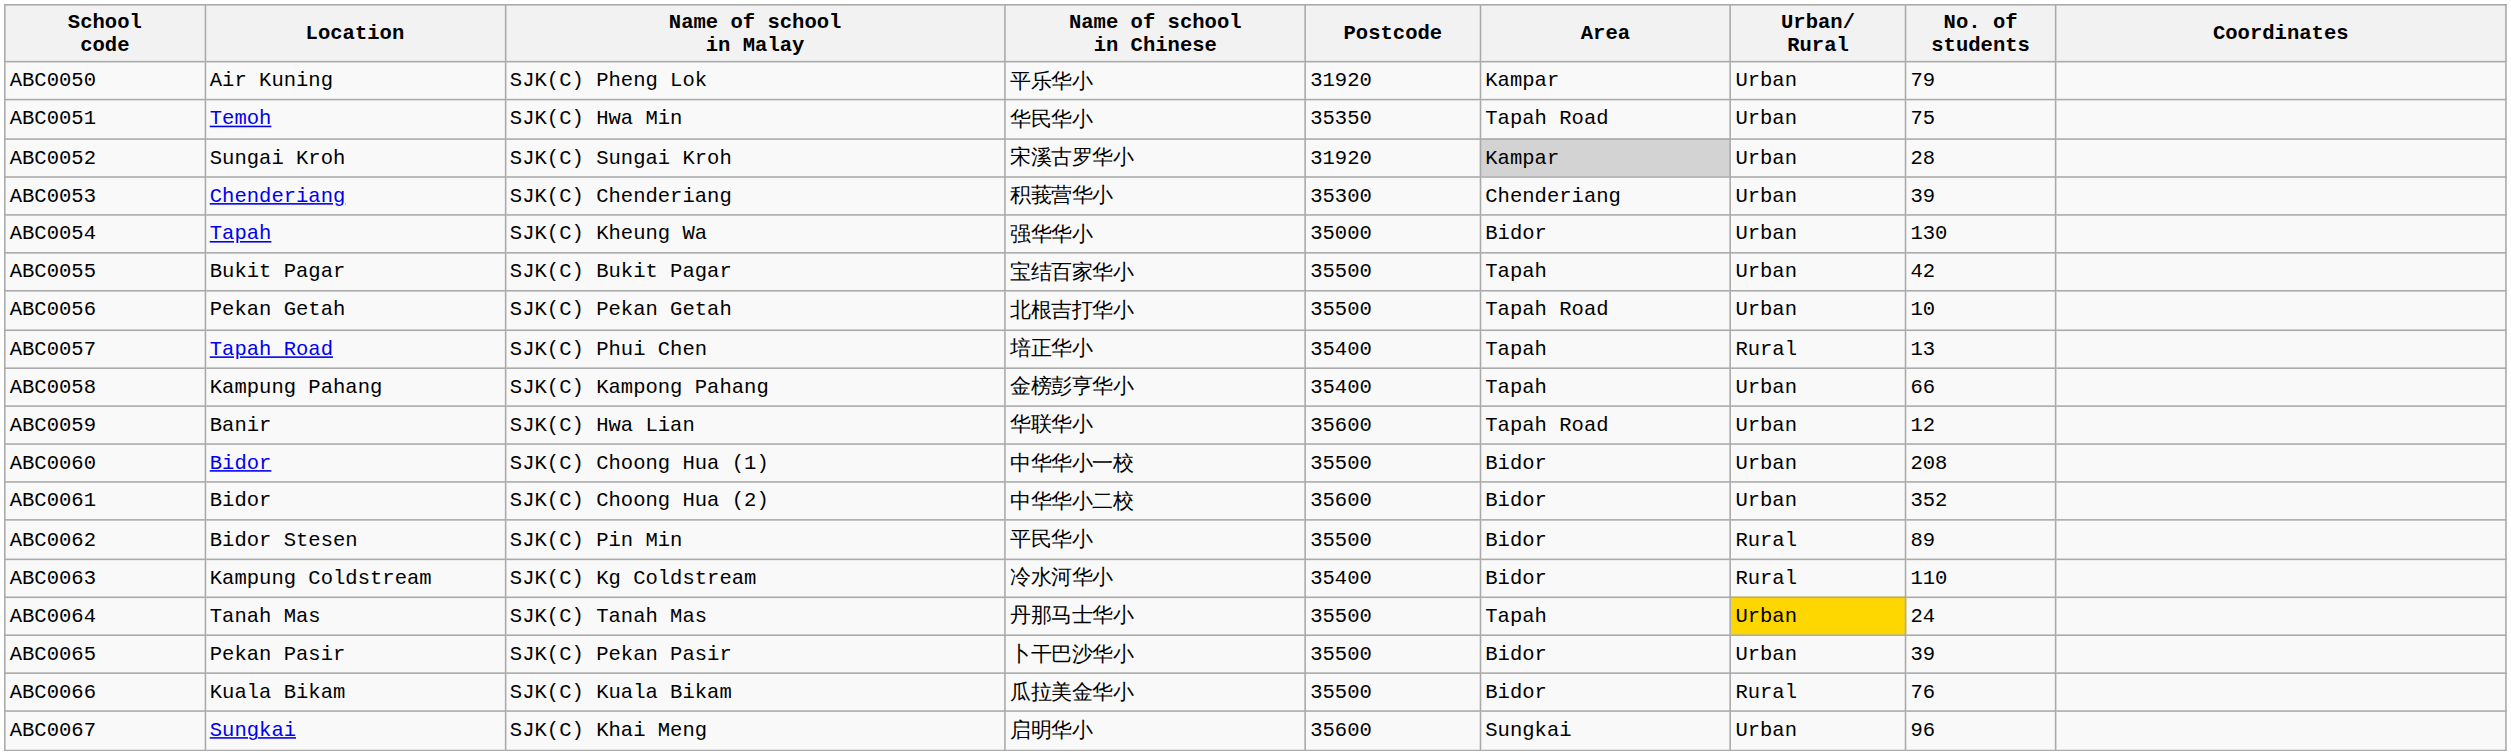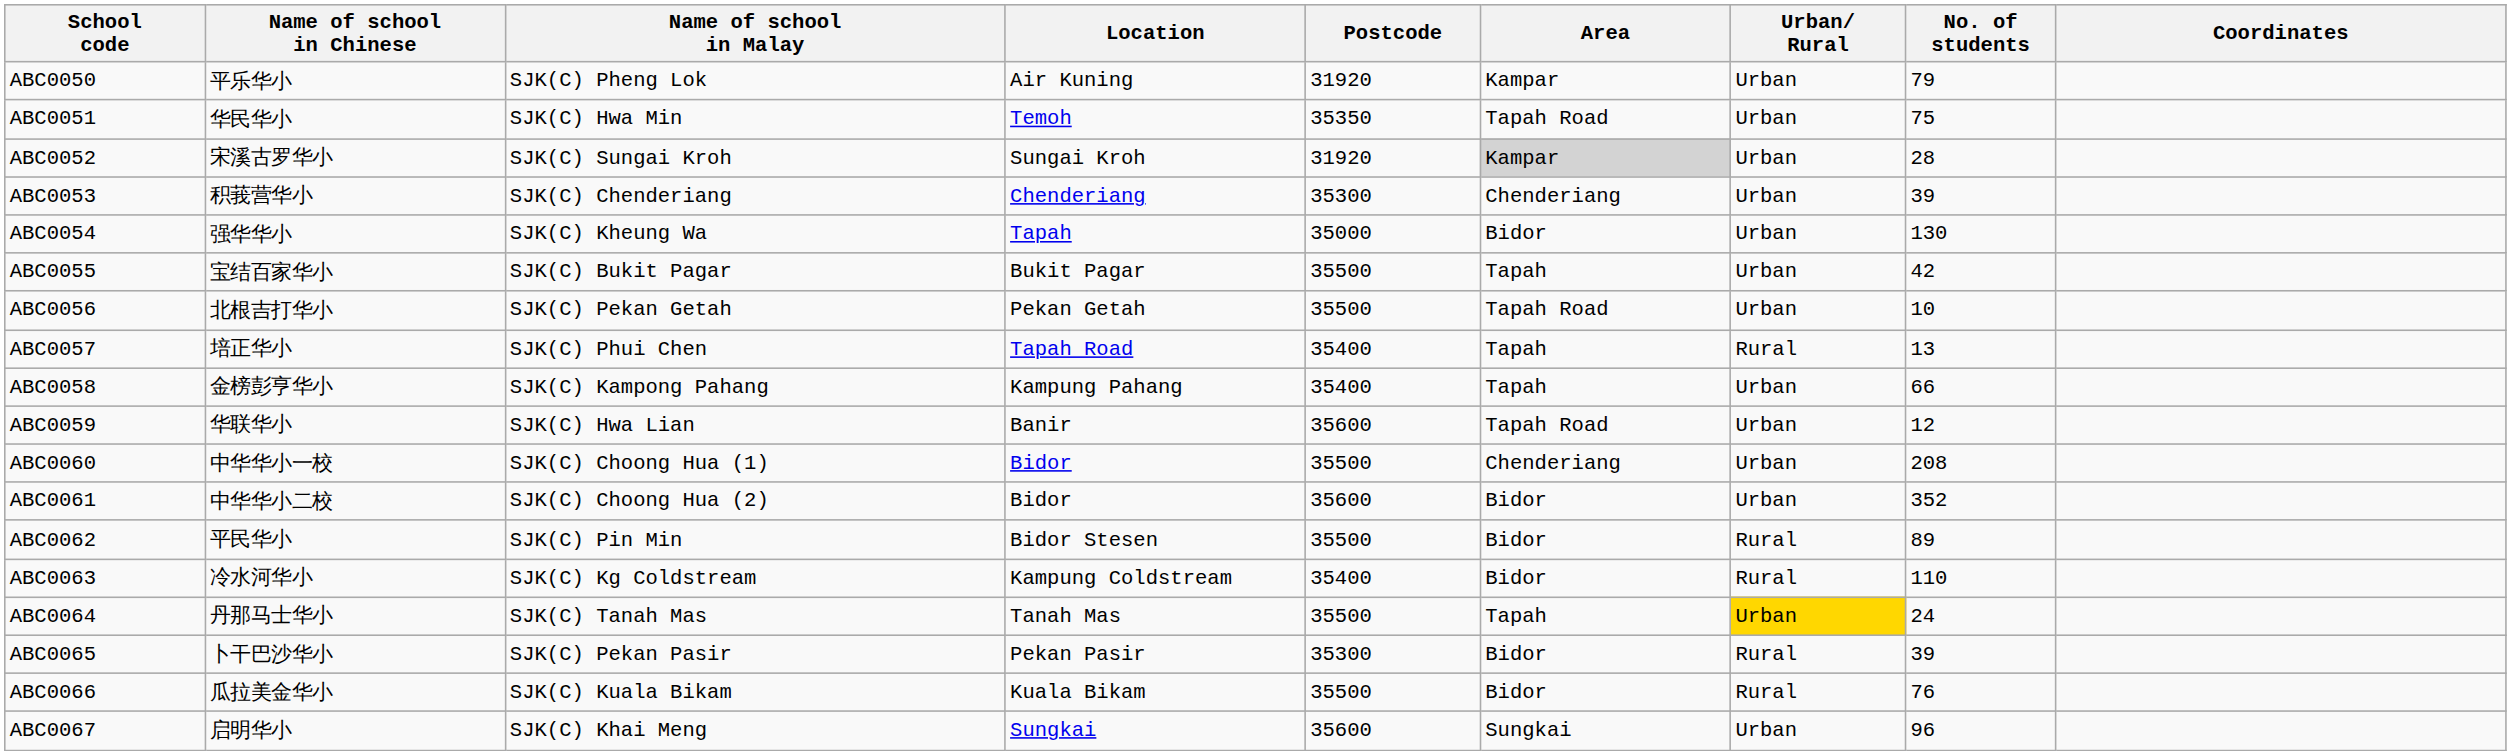columns swapped: (355, 33) <-> (1155, 33)
(1516, 463) Bidor -> (1553, 463) Chenderiang
(1341, 654) 35500 -> (1341, 654) 35300
(1766, 654) Urban -> (1766, 654) Rural
